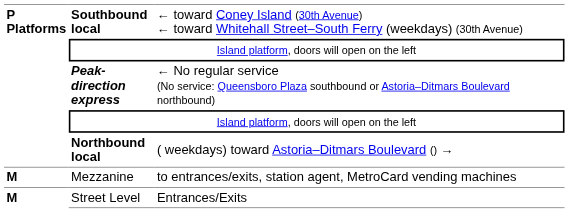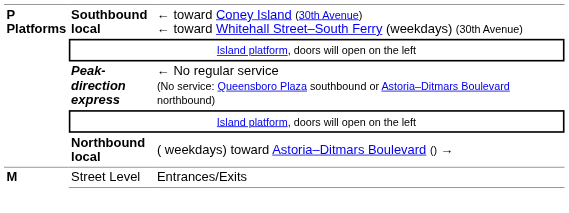- row: (102, 177)
